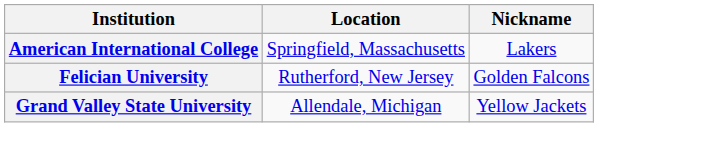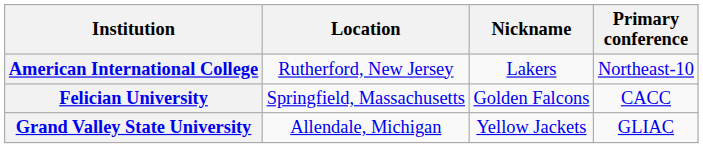+ column: (646, 29)
(366, 48) Springfield, Massachusetts -> (366, 68) Rutherford, New Jersey
(366, 77) Rutherford, New Jersey -> (366, 98) Springfield, Massachusetts
